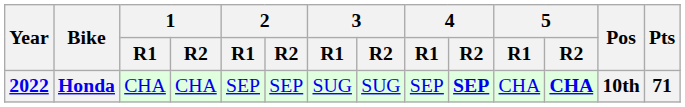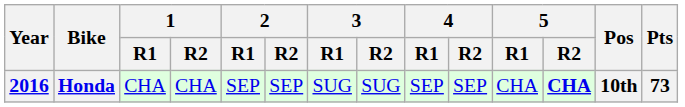(29, 86) 2022 -> (29, 86) 2016
(471, 86) bold -> (470, 86) normal
(662, 86) 71 -> (660, 86) 73
